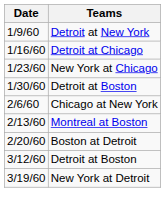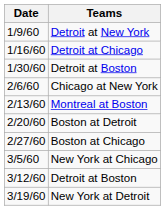- row: (26, 68)
+ row: (26, 141)
+ row: (23, 159)
